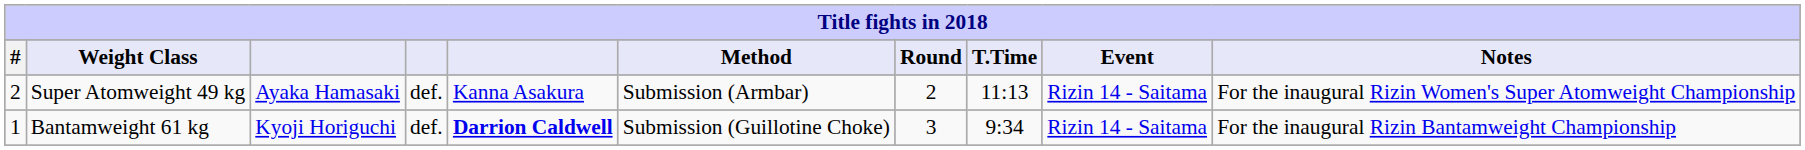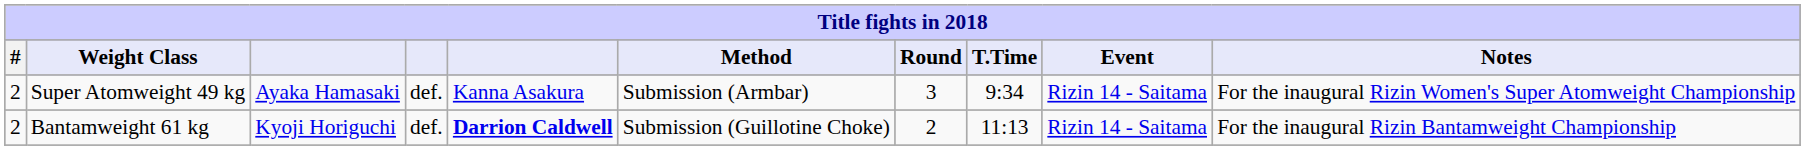(931, 92) 2 -> (931, 92) 3
(1005, 92) 11:13 -> (1005, 92) 9:34
(15, 127) 1 -> (15, 127) 2
(931, 127) 3 -> (931, 127) 2
(1005, 127) 9:34 -> (1005, 127) 11:13
